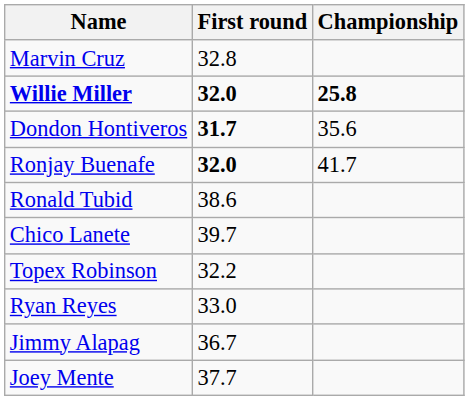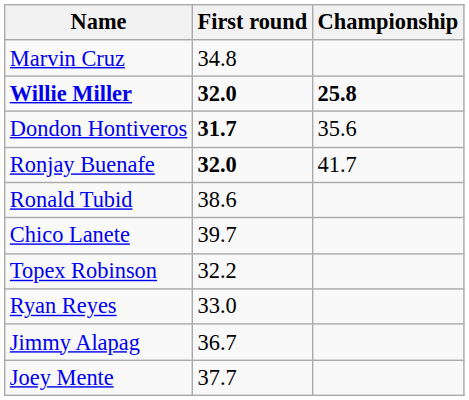(217, 57) 32.8 -> (217, 57) 34.8
